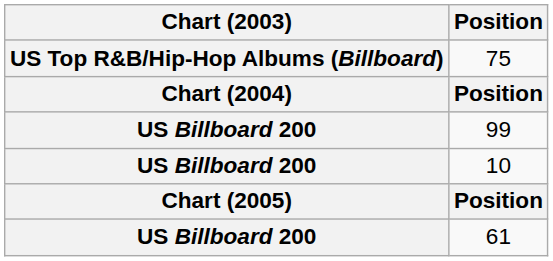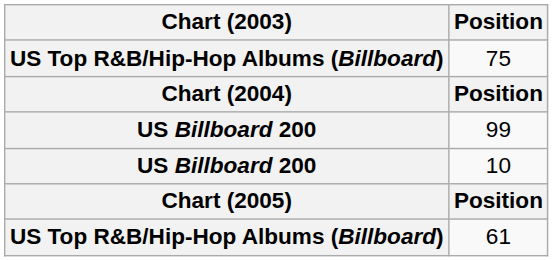(227, 237) US Billboard 200 -> (227, 237) US Top R&B/Hip-Hop Albums (Billboard)
